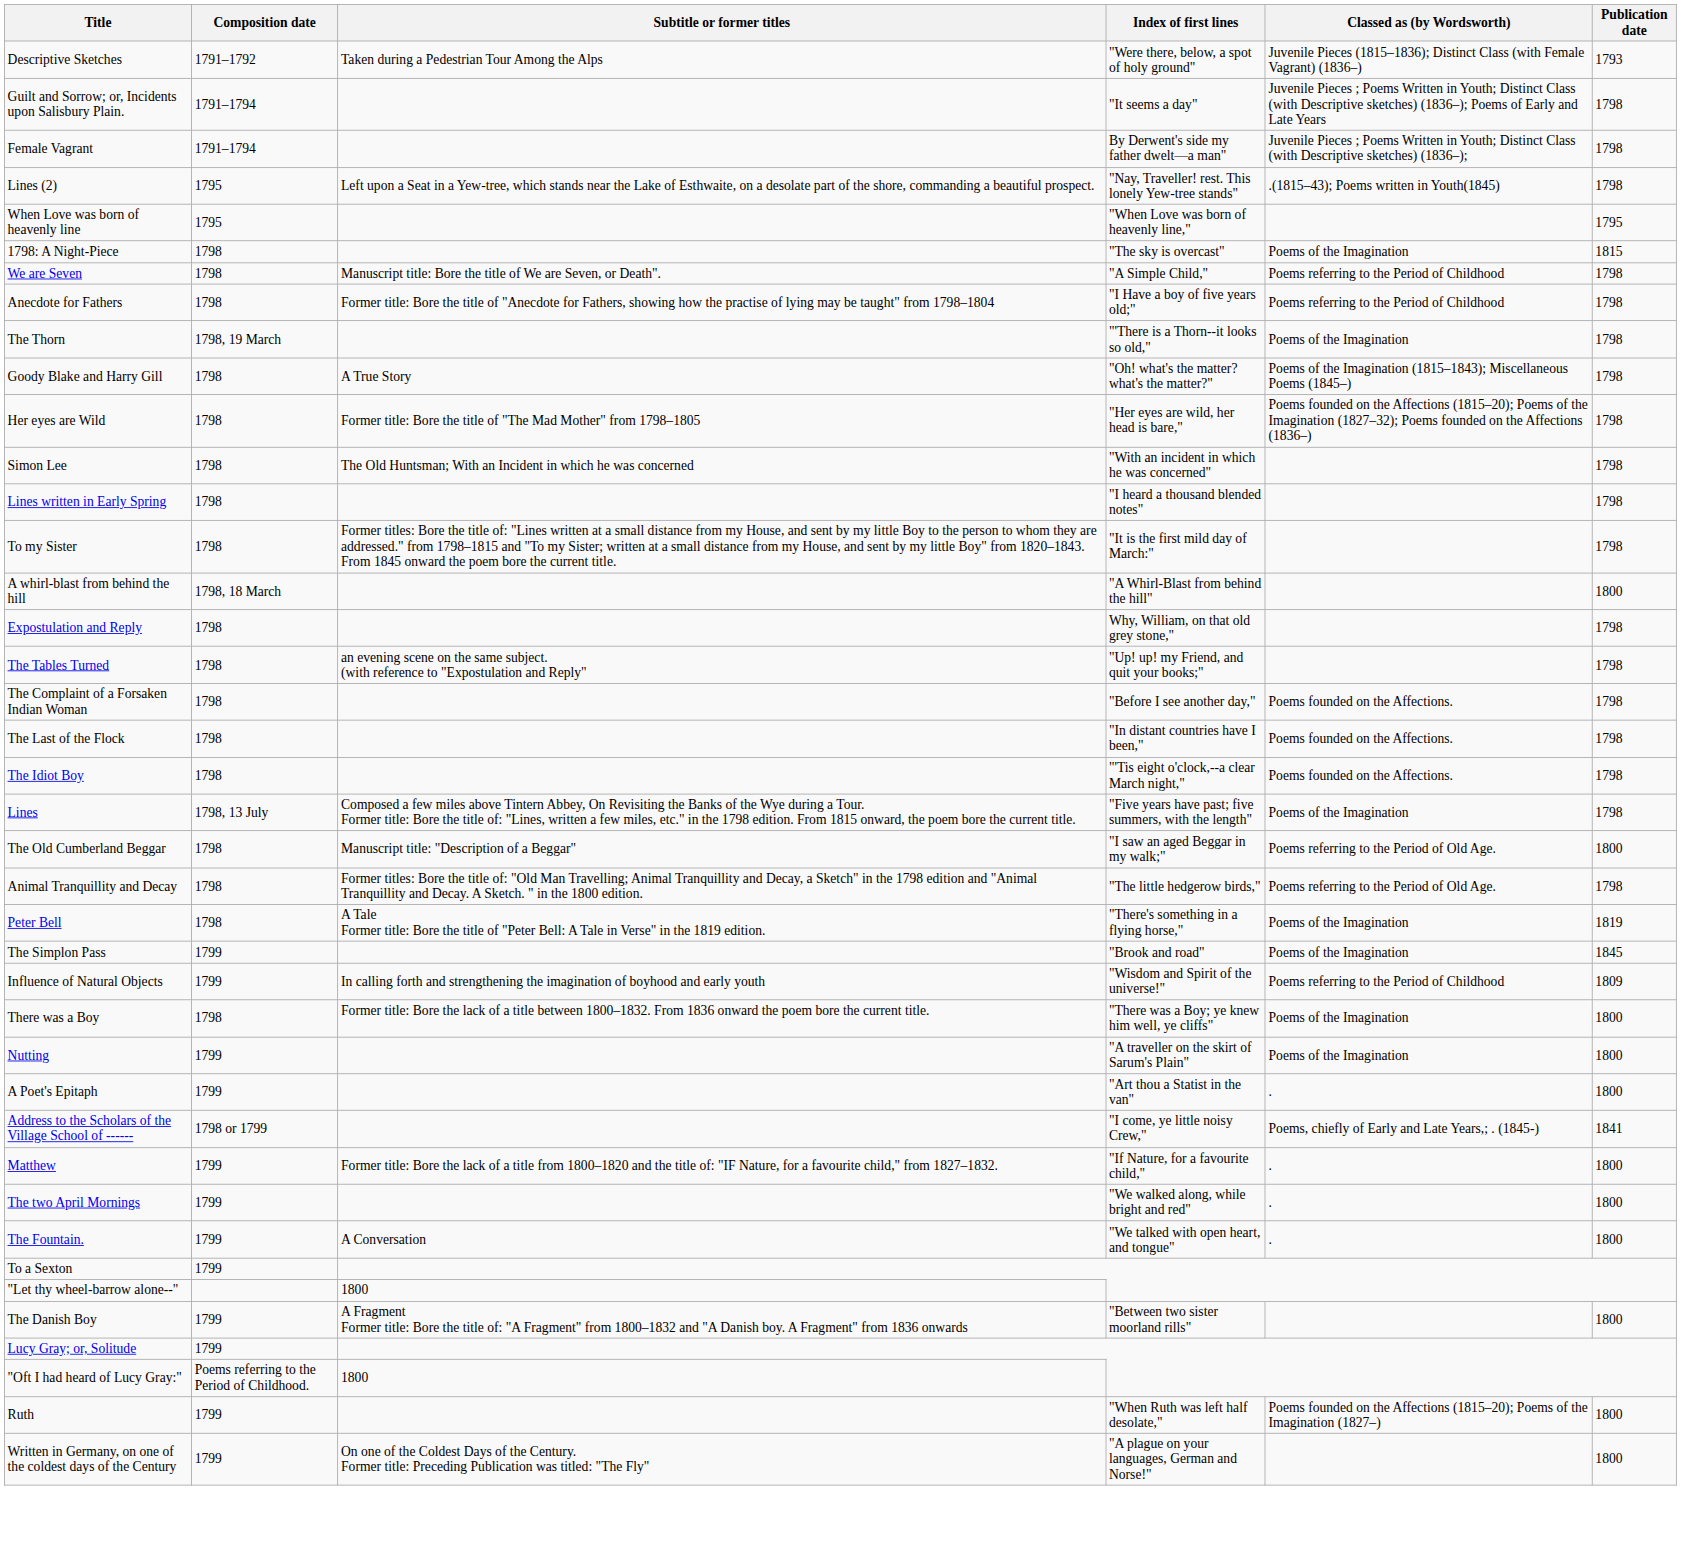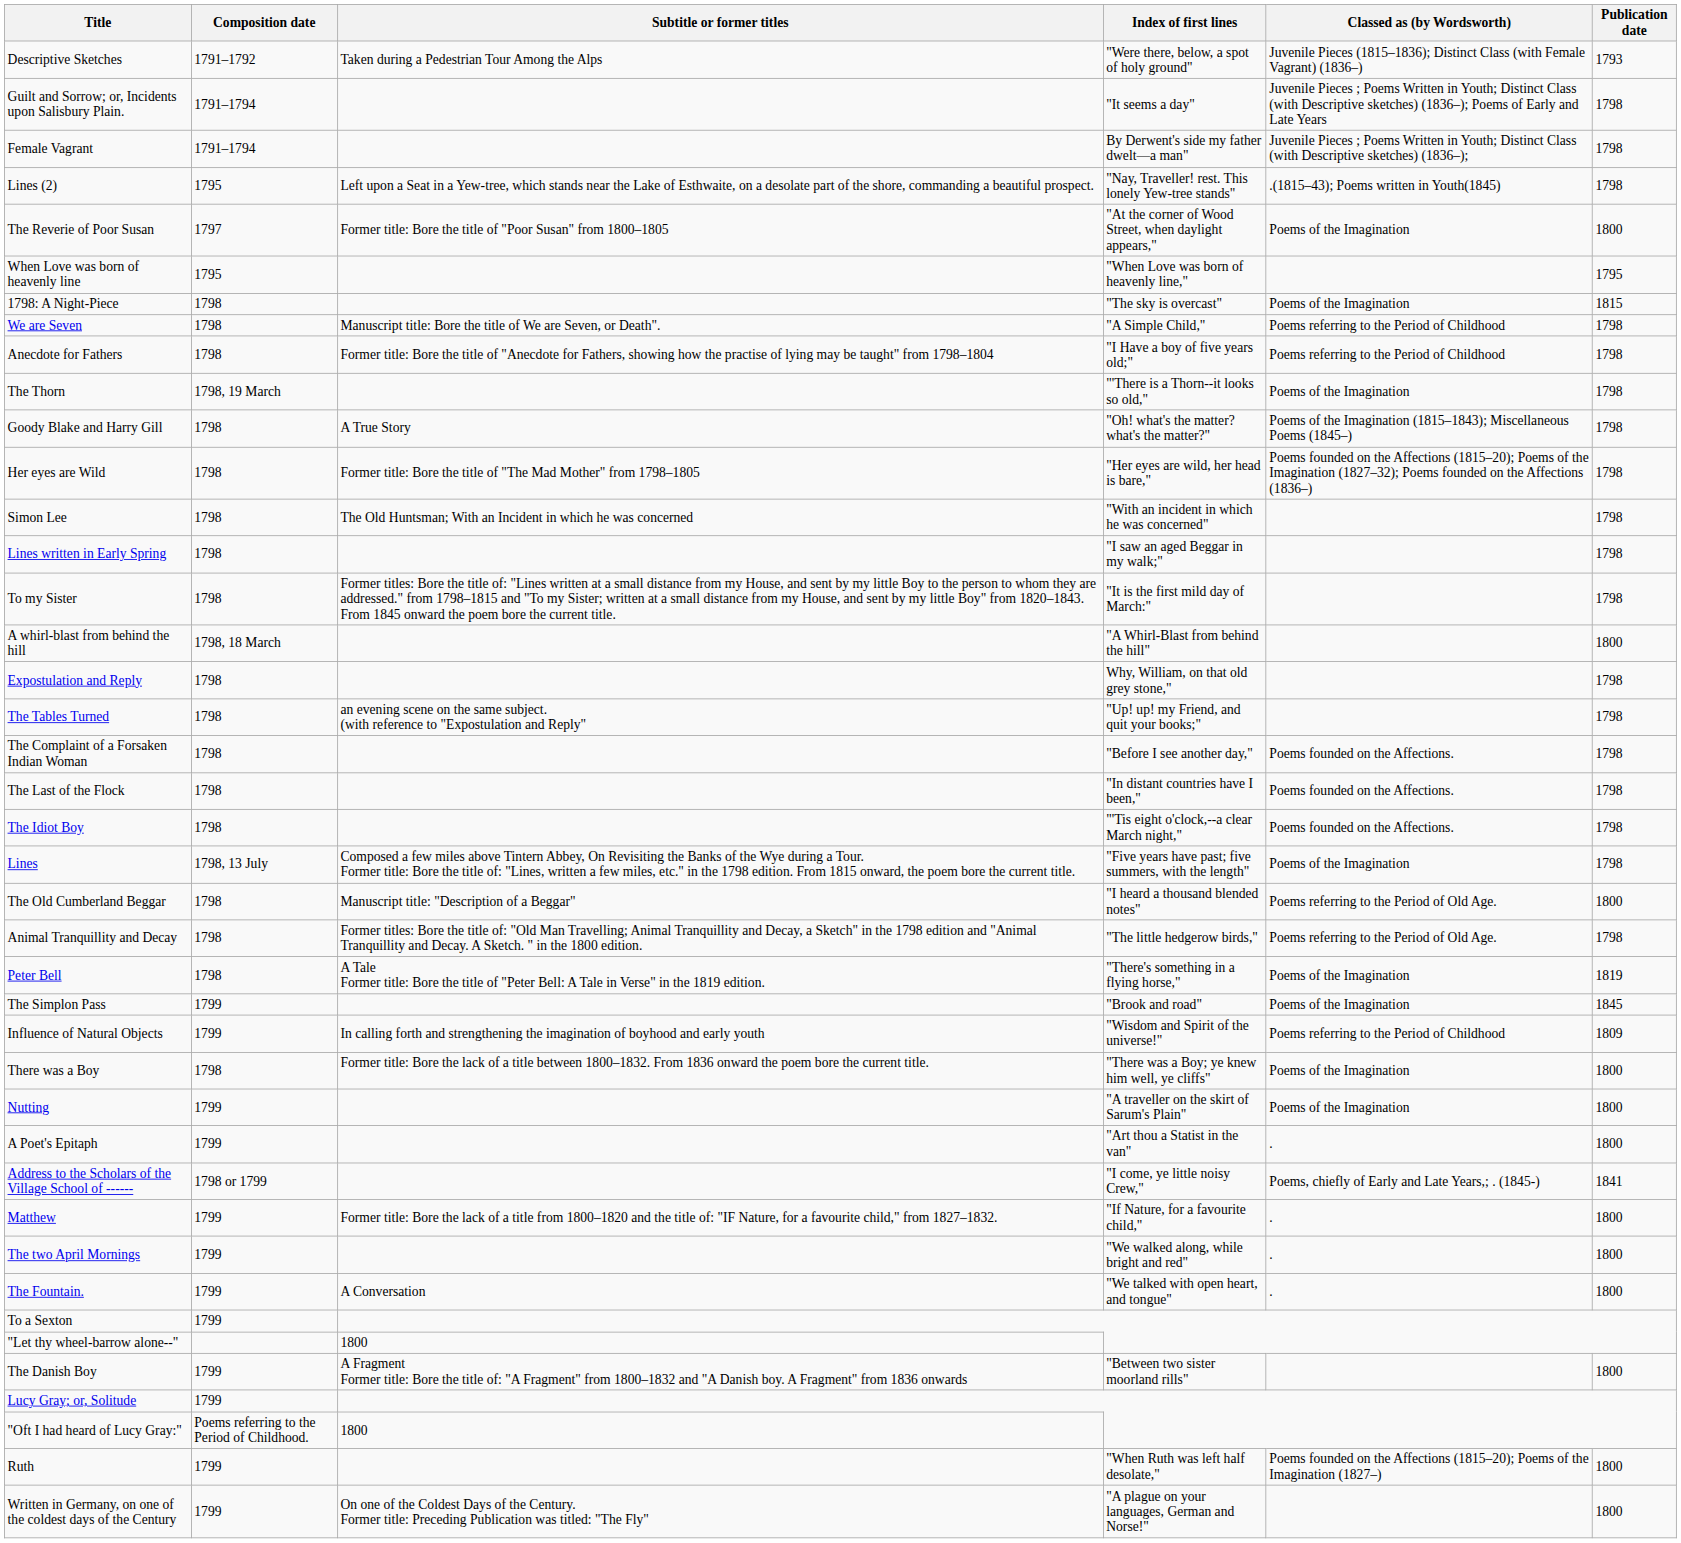+ row: (81, 230)
(1185, 502) "I heard a thousand blended notes" -> (1175, 554) "I saw an aged Beggar in my walk;"
(1177, 849) "I saw an aged Beggar in my walk;" -> (1182, 901) "I heard a thousand blended notes"
